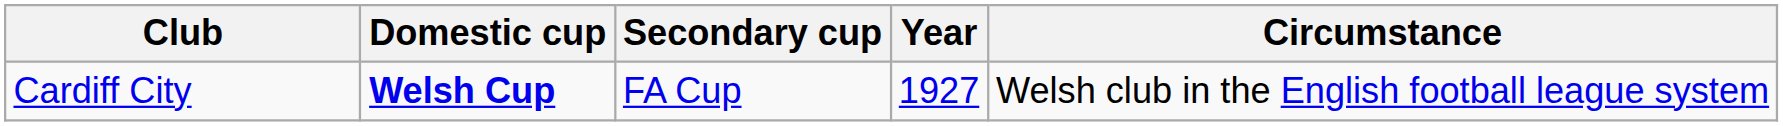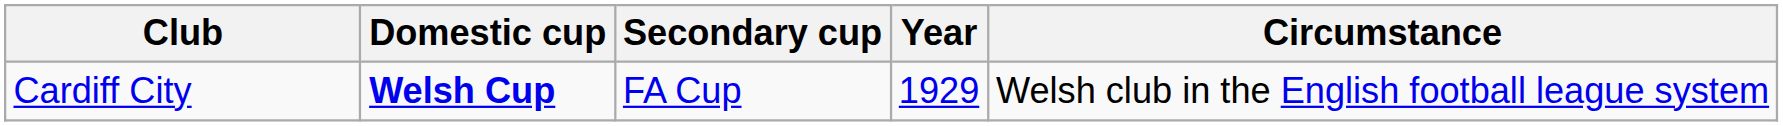(939, 90) 1927 -> (939, 90) 1929
